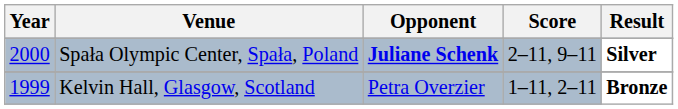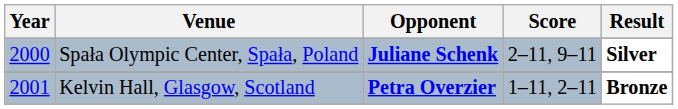(30, 88) 1999 -> (30, 88) 2001
(426, 88) normal -> (432, 88) bold
